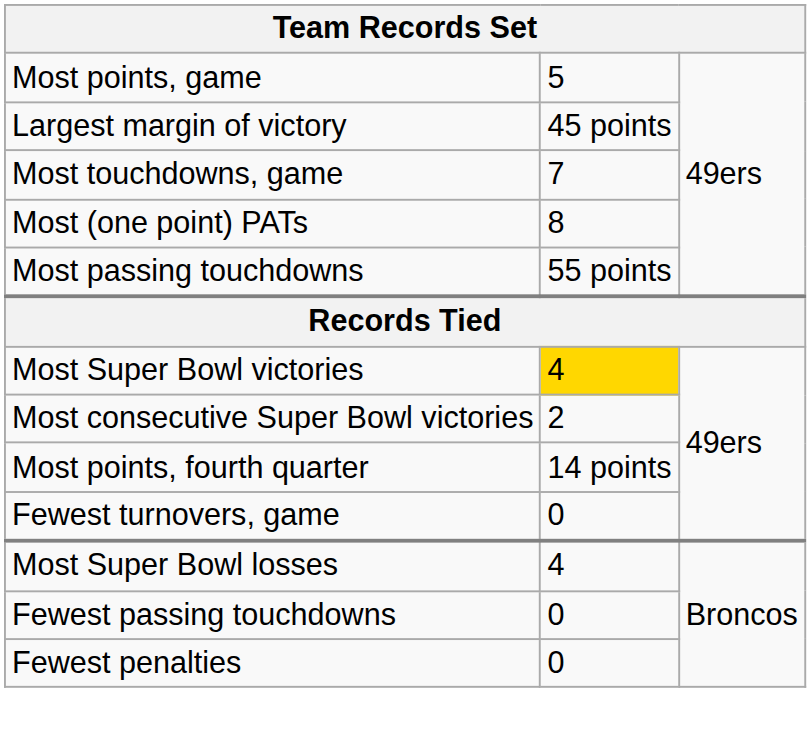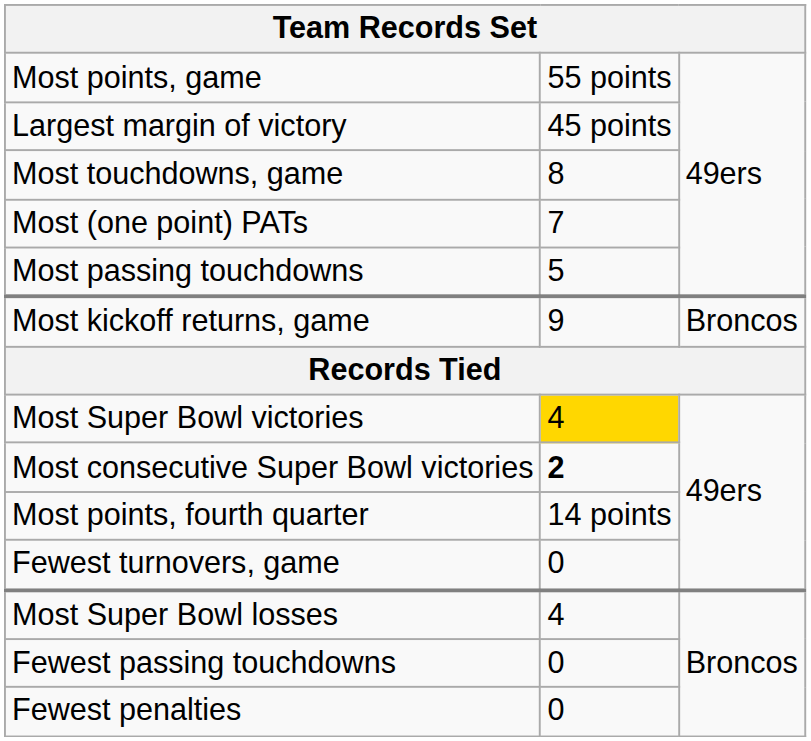(556, 77) 5 -> (610, 77) 55 points
(556, 174) 7 -> (556, 174) 8
(556, 222) 8 -> (556, 222) 7
(610, 271) 55 points -> (556, 271) 5
+ row: (191, 321)
(556, 418) normal -> (556, 466) bold
